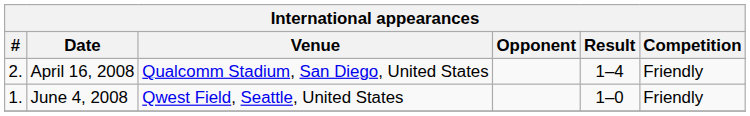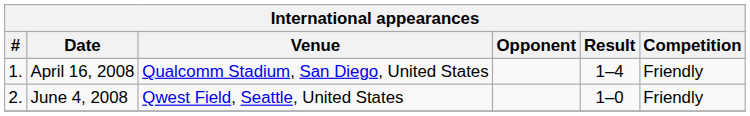(16, 72) 2. -> (16, 72) 1.
(16, 98) 1. -> (16, 98) 2.
